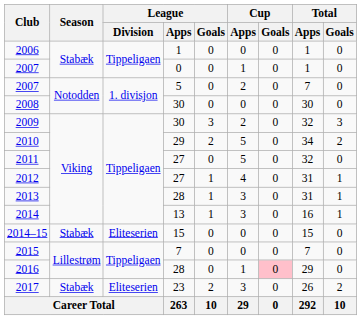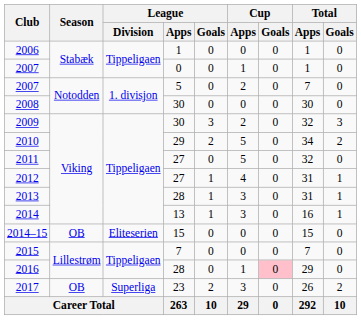(77, 232) Stabæk -> (77, 232) OB
(77, 287) Stabæk -> (77, 287) OB
(133, 287) Eliteserien -> (133, 287) Superliga
